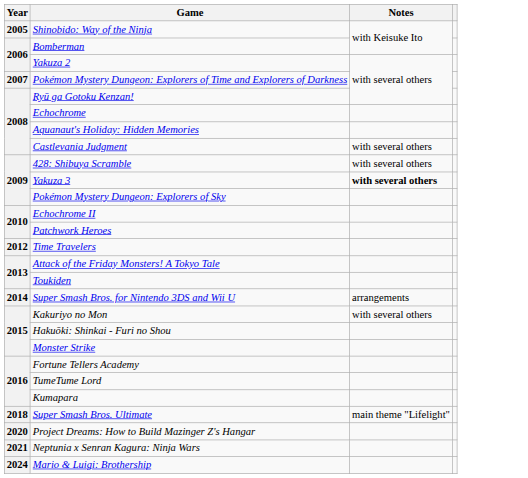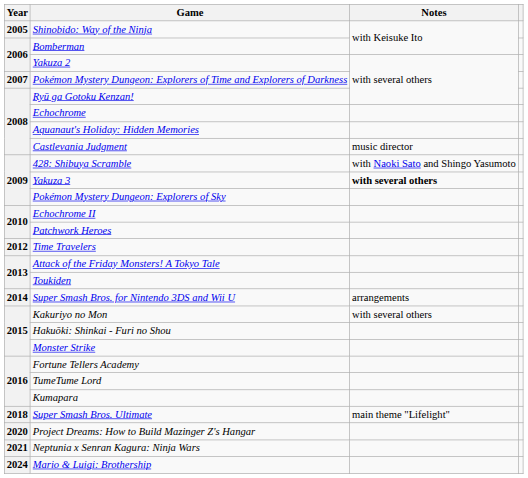(392, 146) with several others -> (382, 146) music director
(392, 163) with several others -> (434, 163) with Naoki Sato and Shingo Yasumoto
